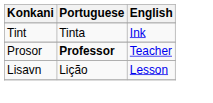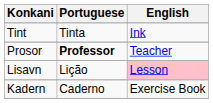(149, 70) no background -> (149, 70) pink background
+ row: (26, 88)
